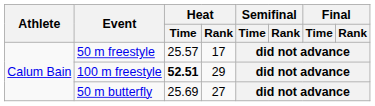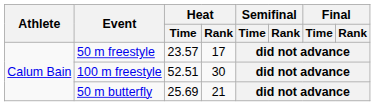(183, 53) 25.57 -> (183, 53) 23.57
(183, 72) bold -> (183, 72) normal
(219, 72) 29 -> (219, 72) 30
(219, 92) 27 -> (219, 92) 21
